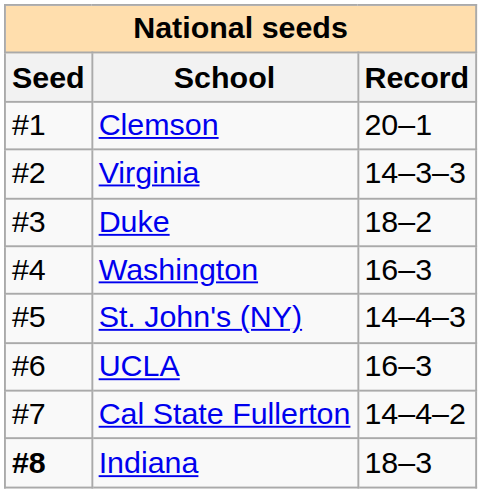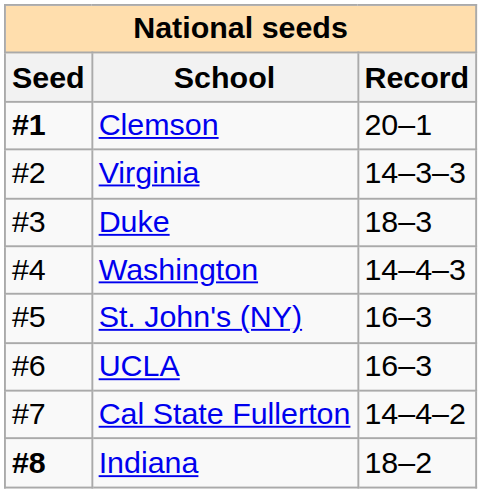(29, 125) normal -> (29, 125) bold
(398, 221) 18–2 -> (398, 221) 18–3
(398, 269) 16–3 -> (415, 269) 14–4–3
(415, 317) 14–4–3 -> (398, 317) 16–3
(398, 462) 18–3 -> (398, 462) 18–2
